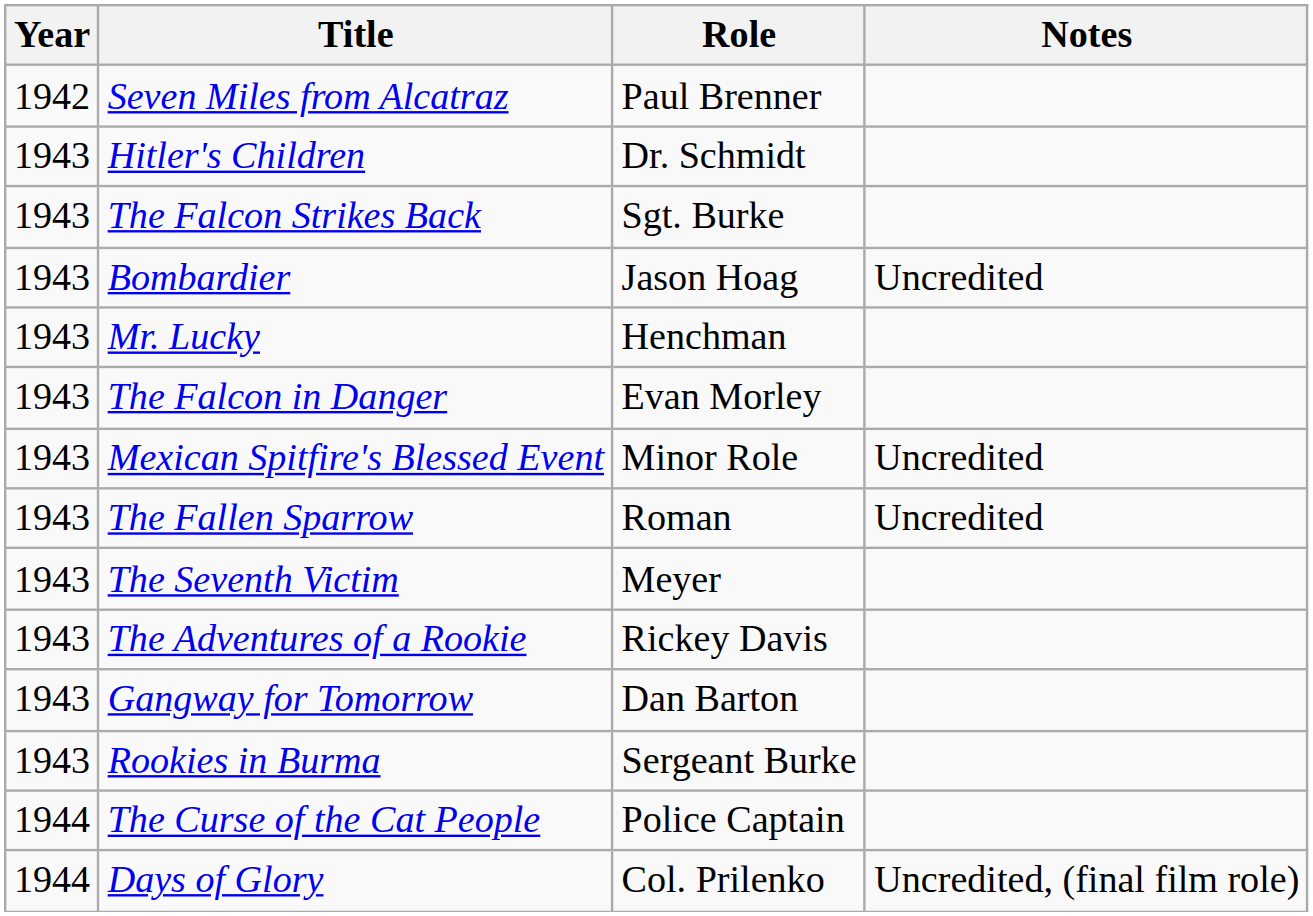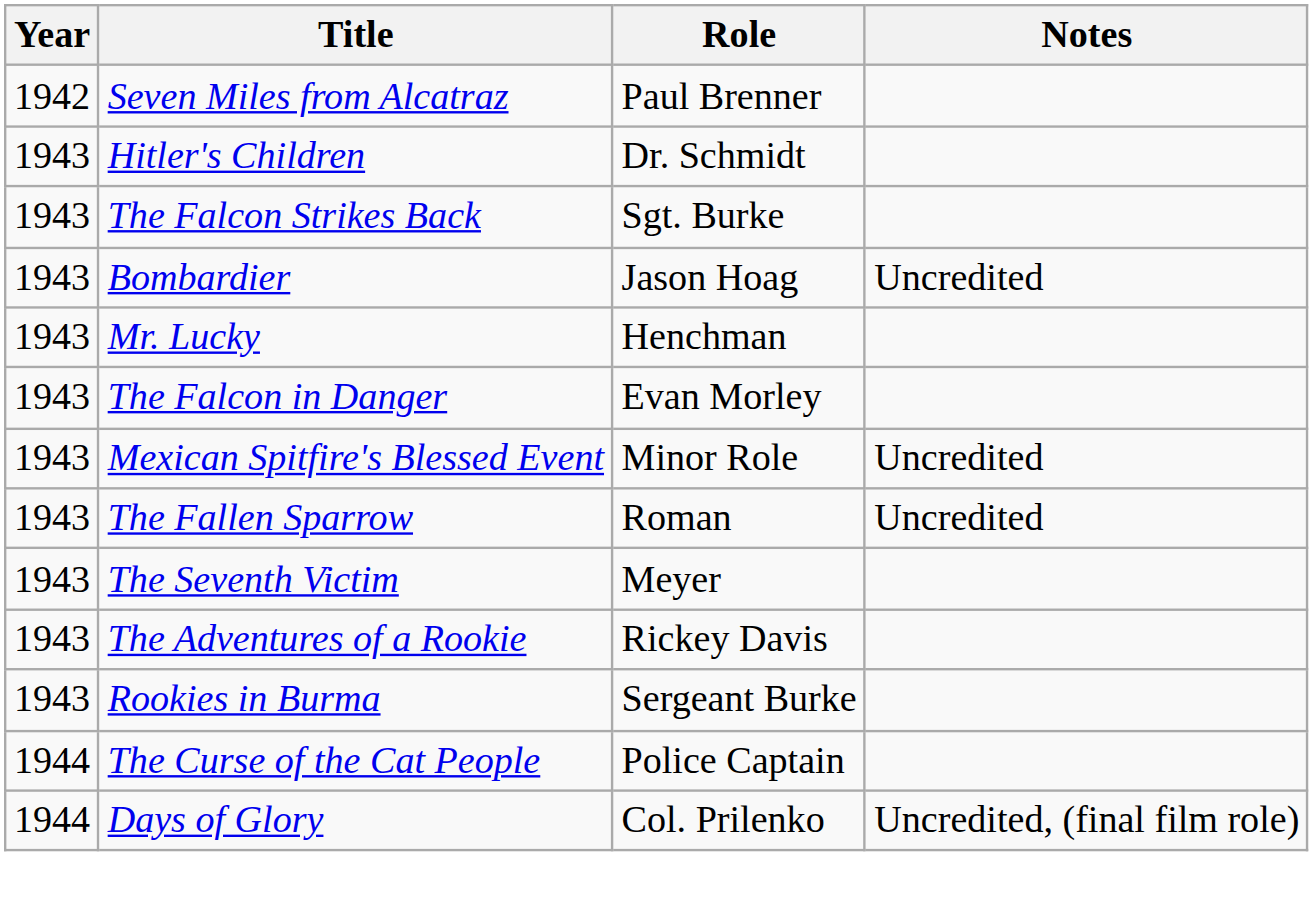- row: (290, 699)
